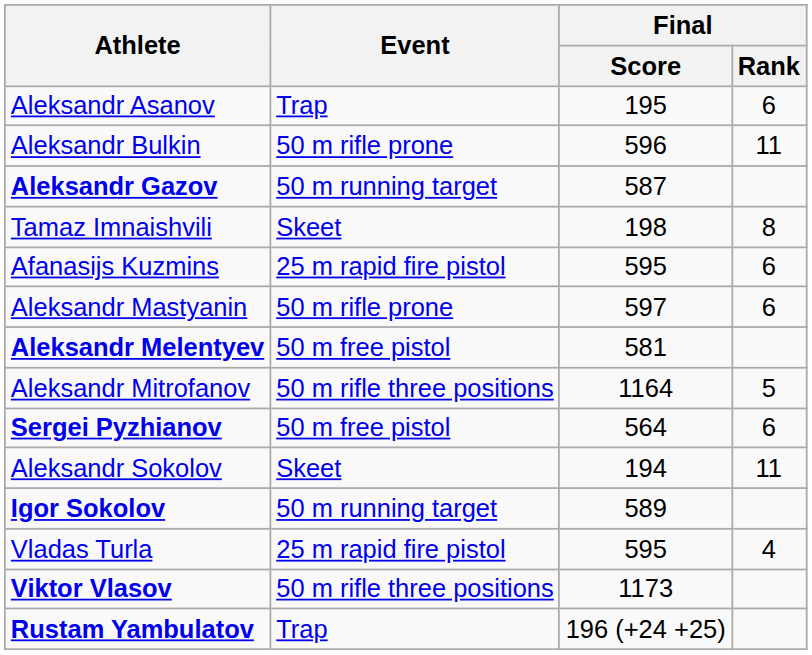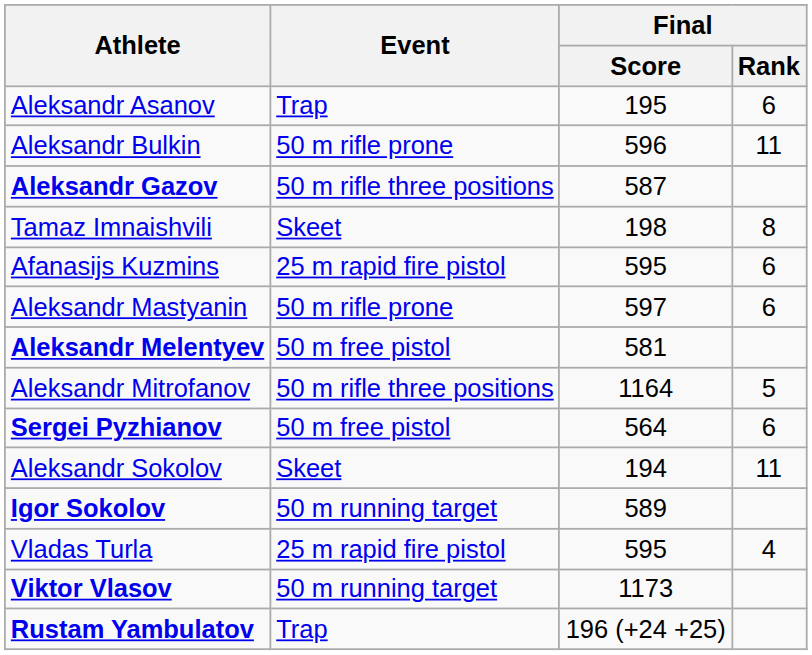(387, 186) 50 m running target -> (415, 186) 50 m rifle three positions
(415, 589) 50 m rifle three positions -> (387, 589) 50 m running target
